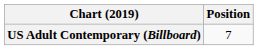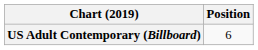(228, 34) 7 -> (228, 34) 6
